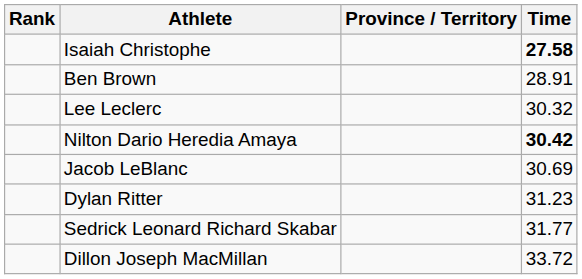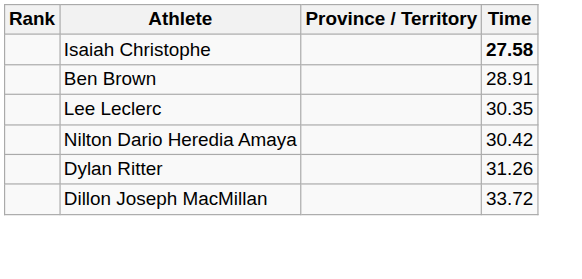(549, 109) 30.32 -> (510, 109) 30.35
(549, 139) bold -> (510, 139) normal
- row: (126, 169)
(549, 199) 31.23 -> (510, 169) 31.26
- row: (200, 229)
